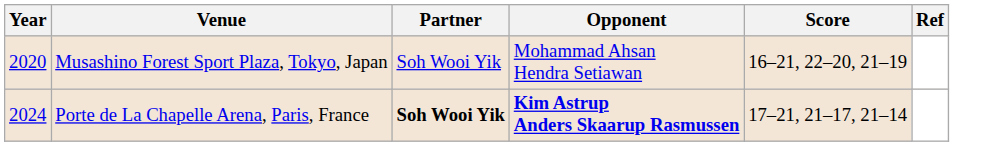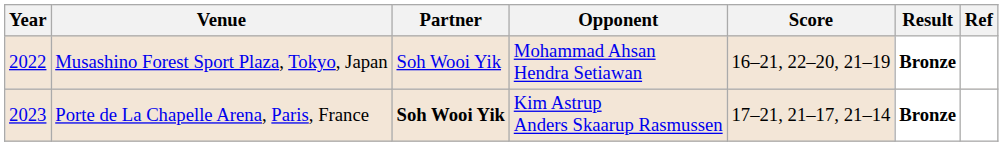+ column: (928, 20)
(28, 62) 2020 -> (28, 62) 2022
(28, 115) 2024 -> (28, 115) 2023
(627, 115) bold -> (618, 115) normal
